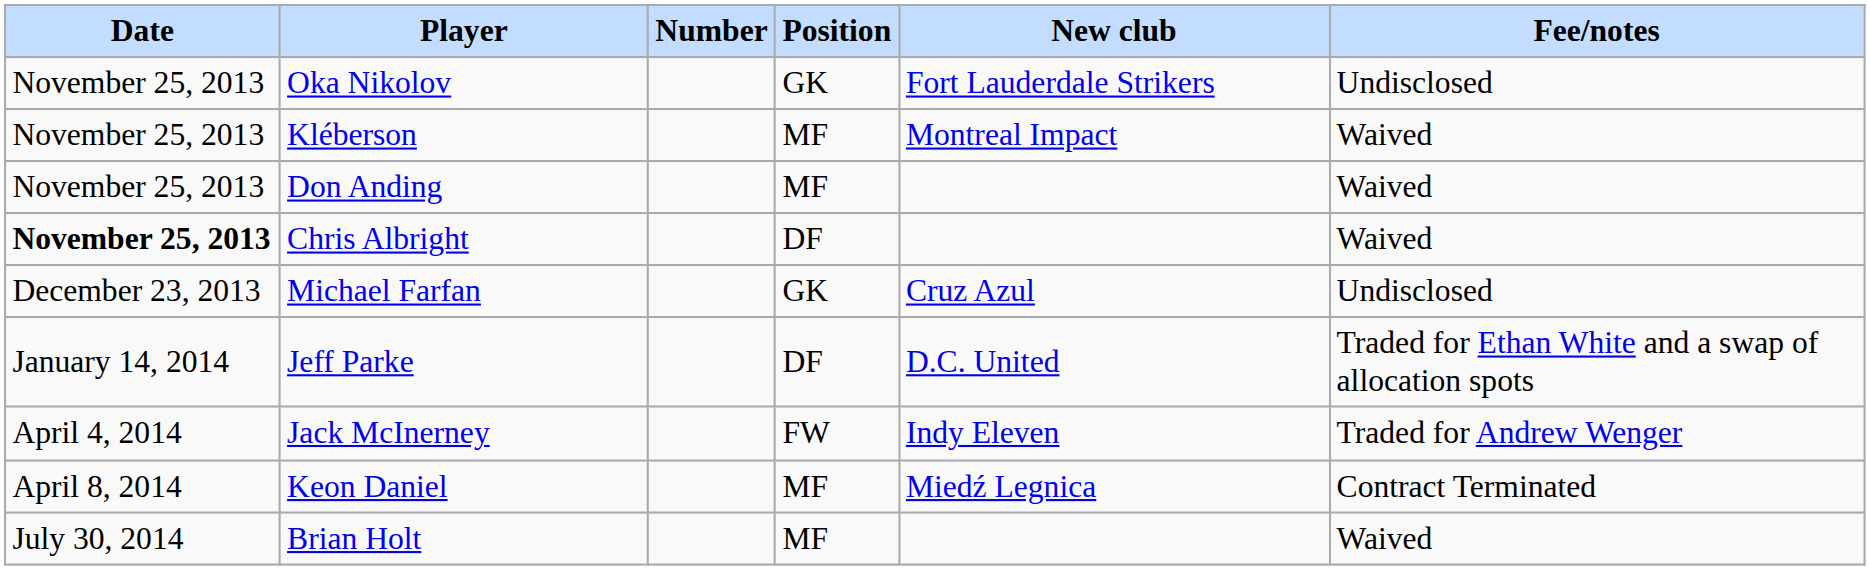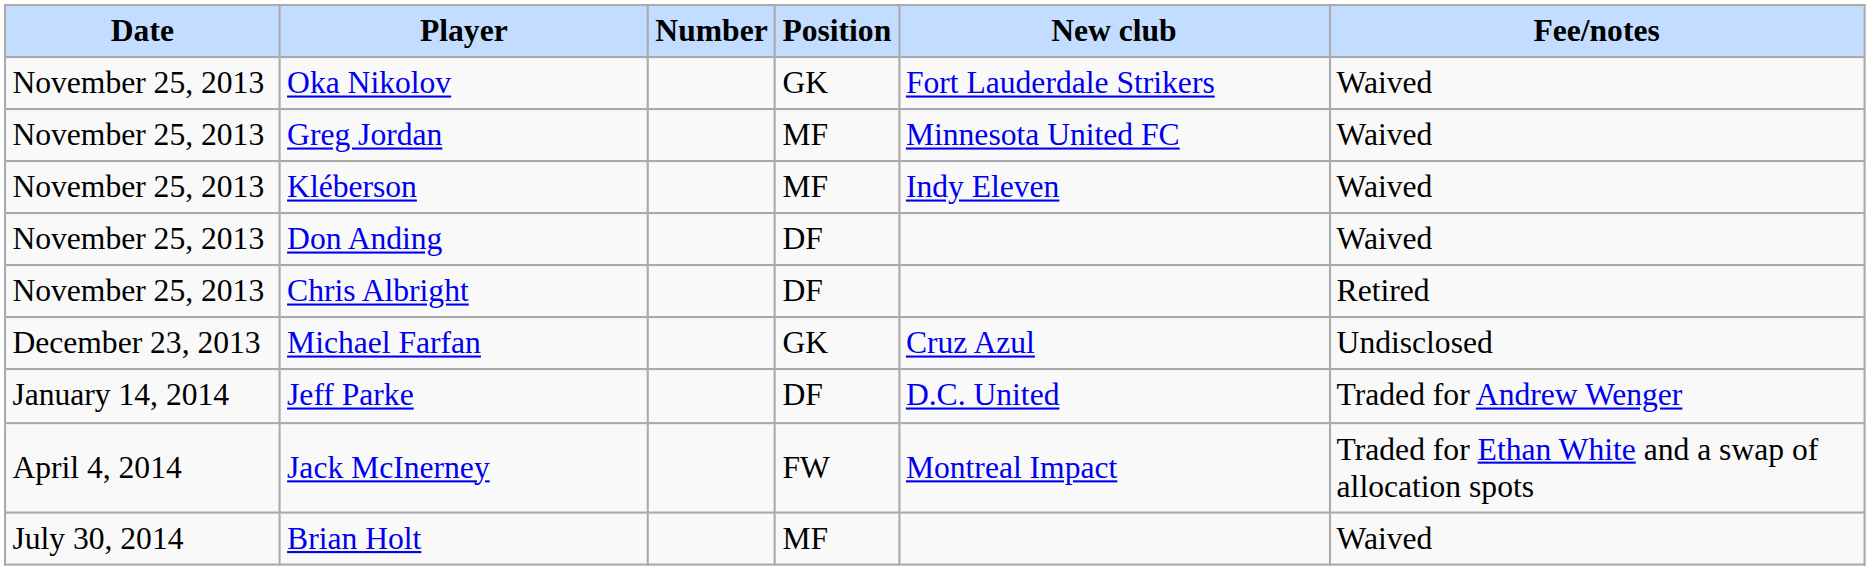(1415, 82) Undisclosed -> (1384, 82) Waived
+ row: (365, 135)
(1012, 135) Montreal Impact -> (983, 187) Indy Eleven
(805, 187) MF -> (803, 239) DF
(142, 239) bold -> (138, 291) normal
(1384, 239) Waived -> (1383, 291) Retired
(1577, 362) Traded for Ethan White and a swap of allocation spots -> (1509, 395) Traded for Andrew Wenger
(983, 433) Indy Eleven -> (1012, 466) Montreal Impact
(1509, 433) Traded for Andrew Wenger -> (1577, 466) Traded for Ethan White and a swap of allocation spots
- row: (367, 485)
